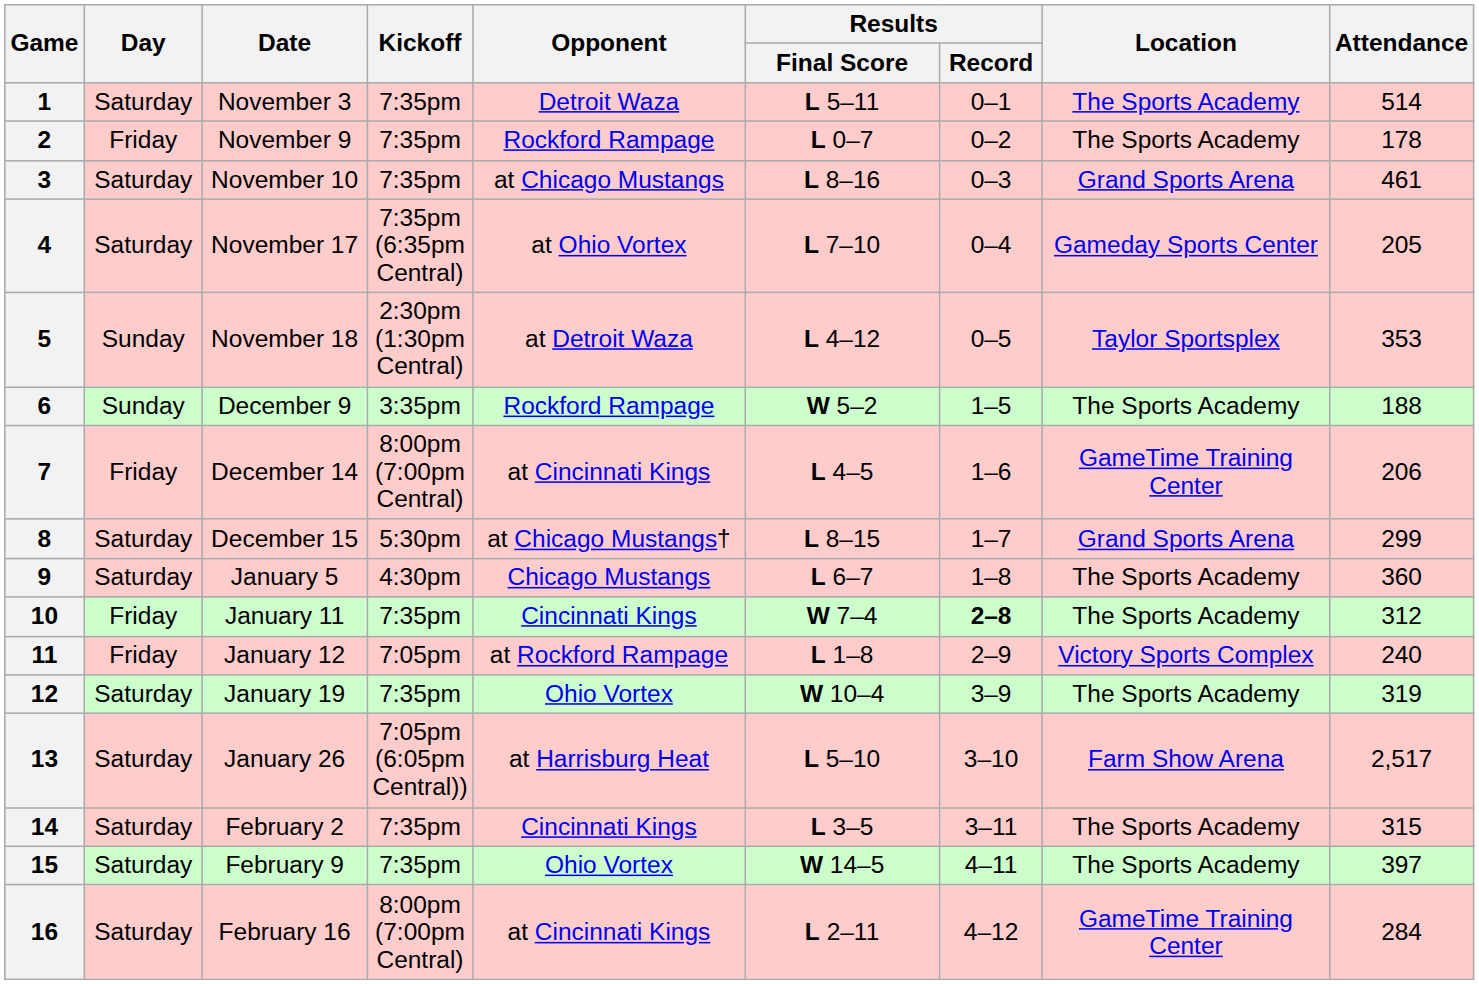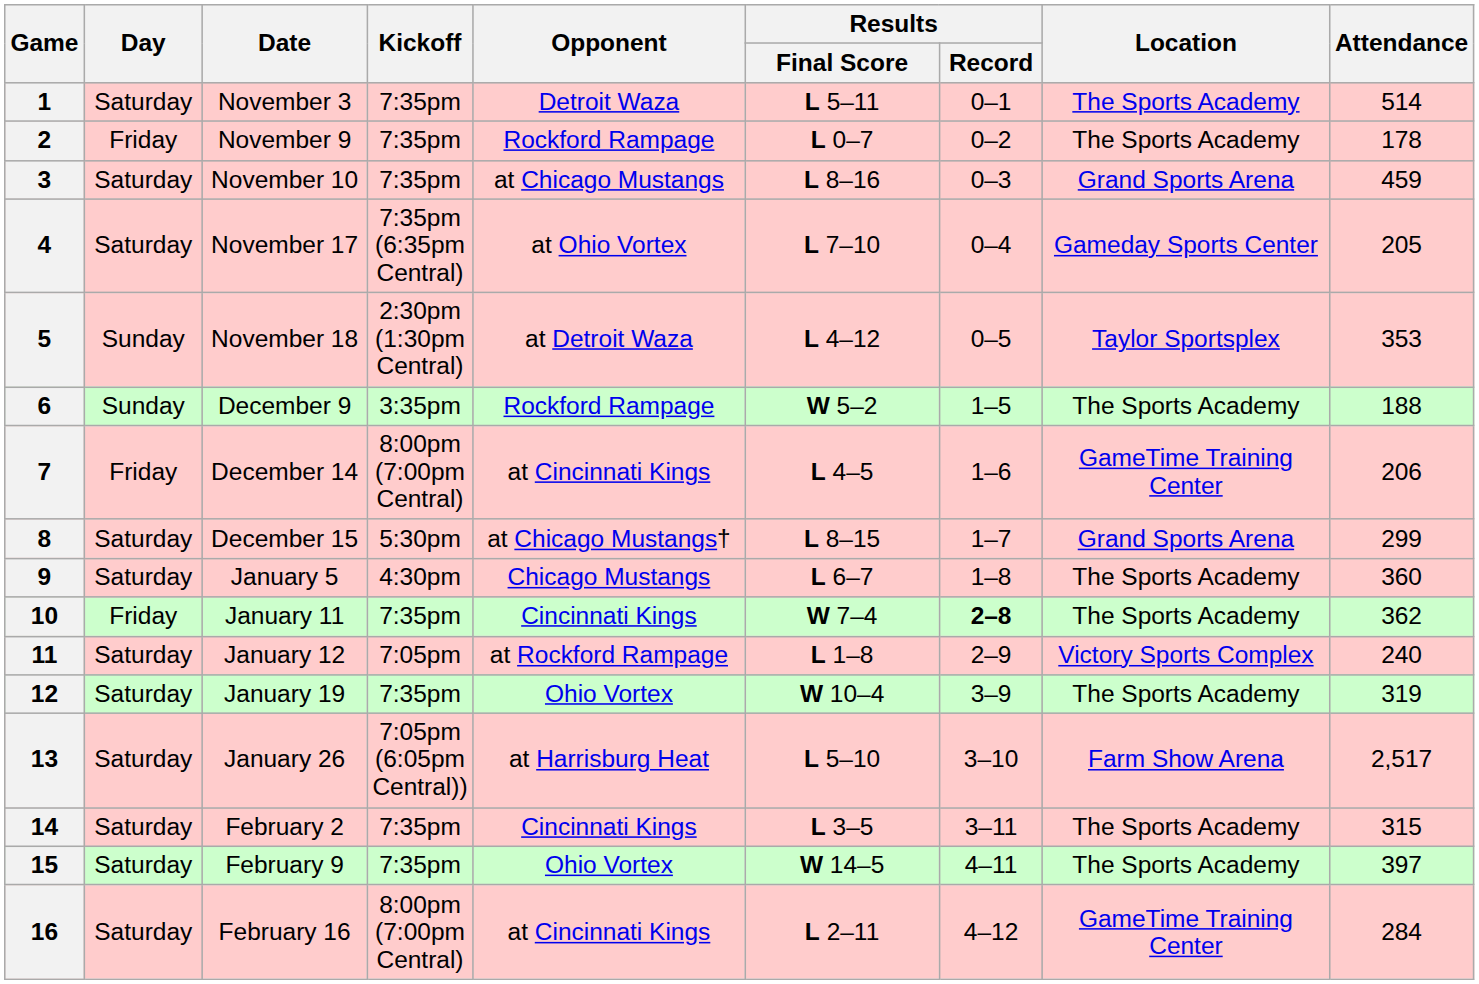(1402, 179) 461 -> (1402, 179) 459
(1402, 616) 312 -> (1402, 616) 362
(143, 655) Friday -> (143, 655) Saturday
